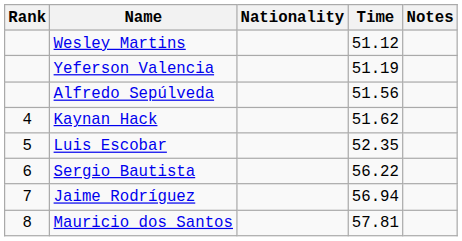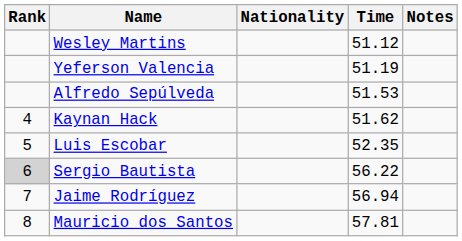(375, 94) 51.56 -> (375, 94) 51.53
(27, 171) no background -> (27, 171) lightgrey background
